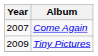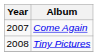(18, 43) 2009 -> (18, 43) 2008
